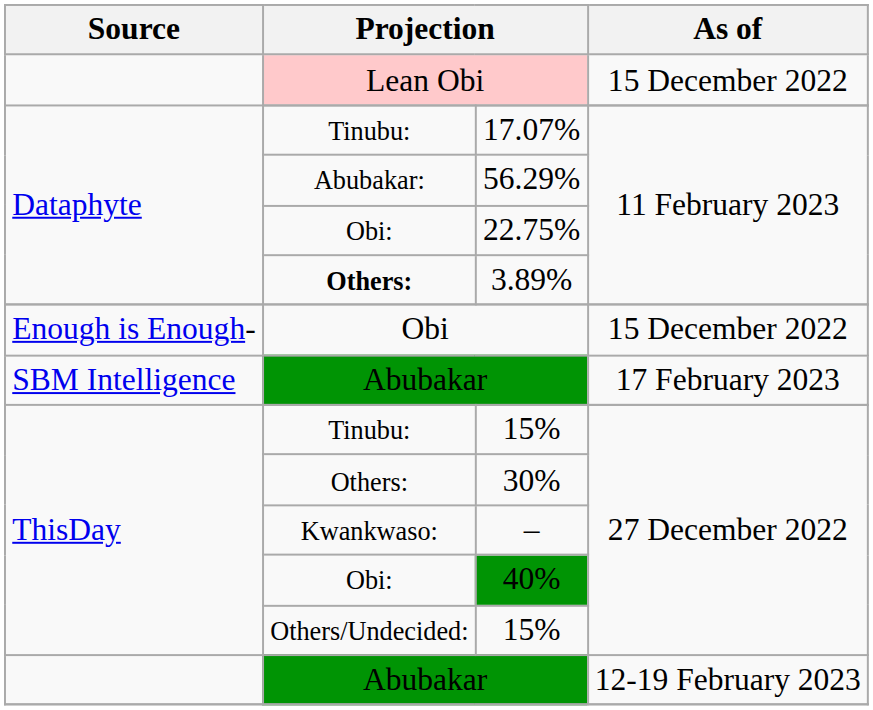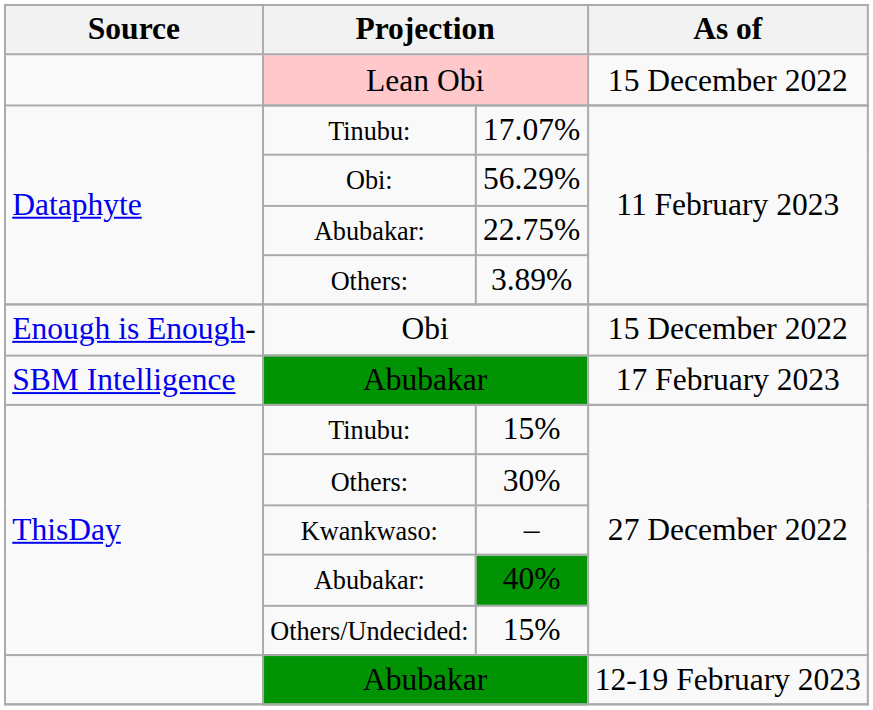(369, 181) Abubakar: -> (369, 181) Obi:
(369, 231) Obi: -> (369, 231) Abubakar:
(369, 279) bold -> (369, 281) normal
(369, 581) Obi: -> (369, 581) Abubakar:
